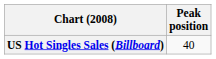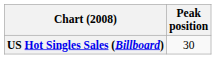(189, 44) 40 -> (189, 44) 30
